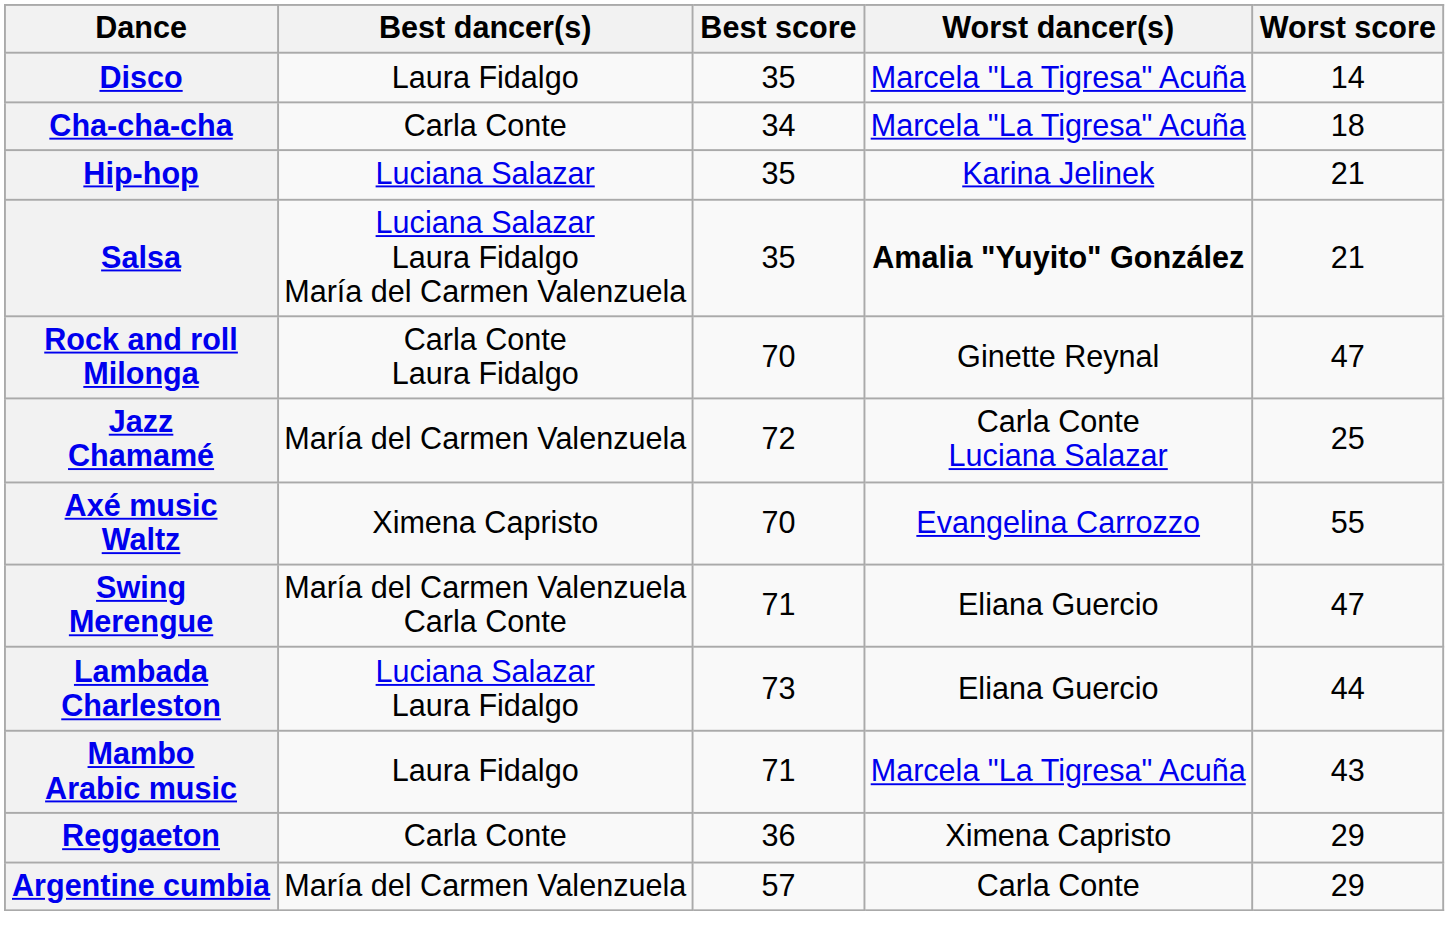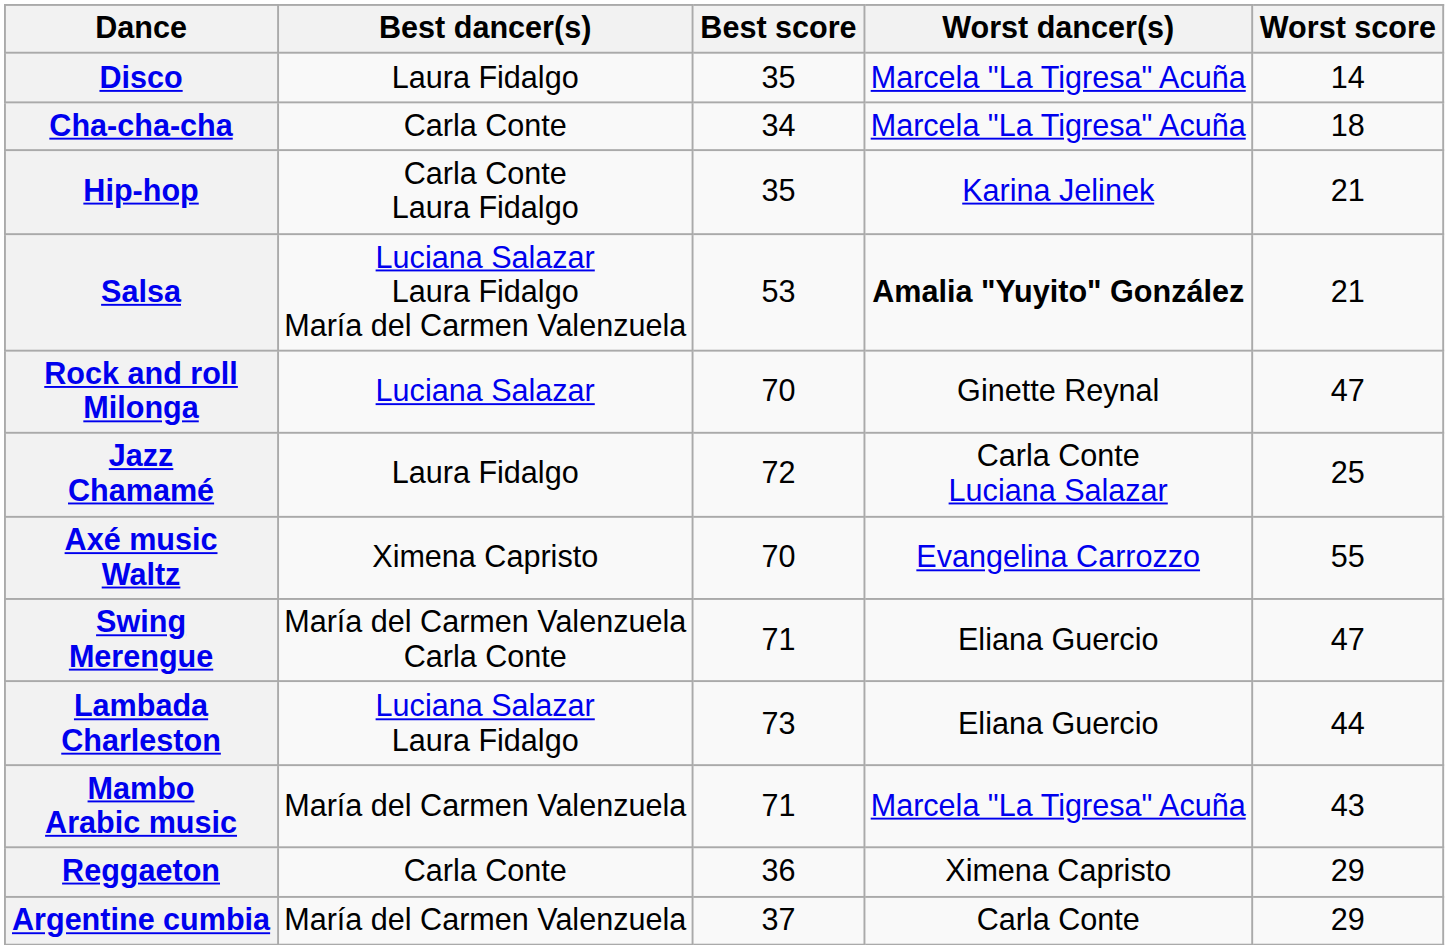(485, 174) Luciana Salazar -> (485, 191) Carla Conte Laura Fidalgo
(778, 256) 35 -> (778, 291) 53
(485, 357) Carla Conte Laura Fidalgo -> (485, 391) Luciana Salazar
(485, 439) María del Carmen Valenzuela -> (485, 474) Laura Fidalgo
(485, 771) Laura Fidalgo -> (485, 805) María del Carmen Valenzuela
(778, 885) 57 -> (778, 919) 37
